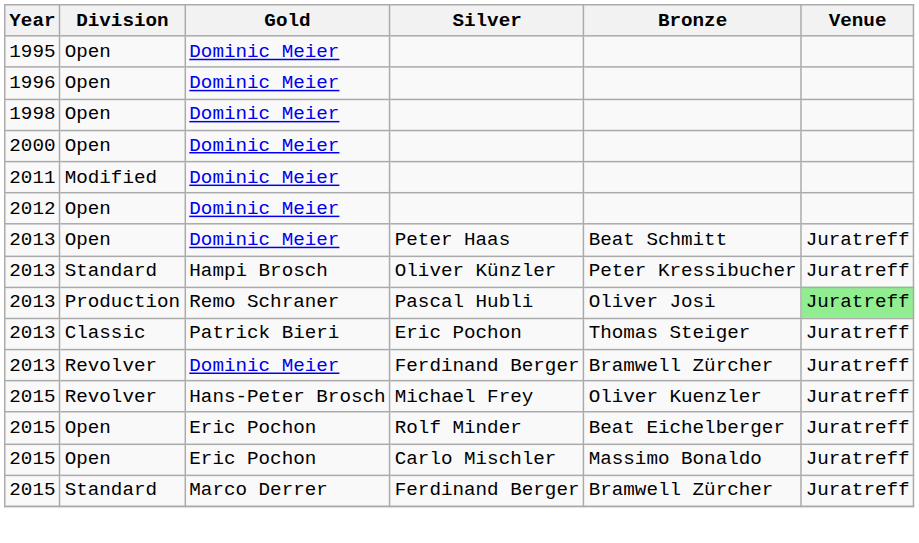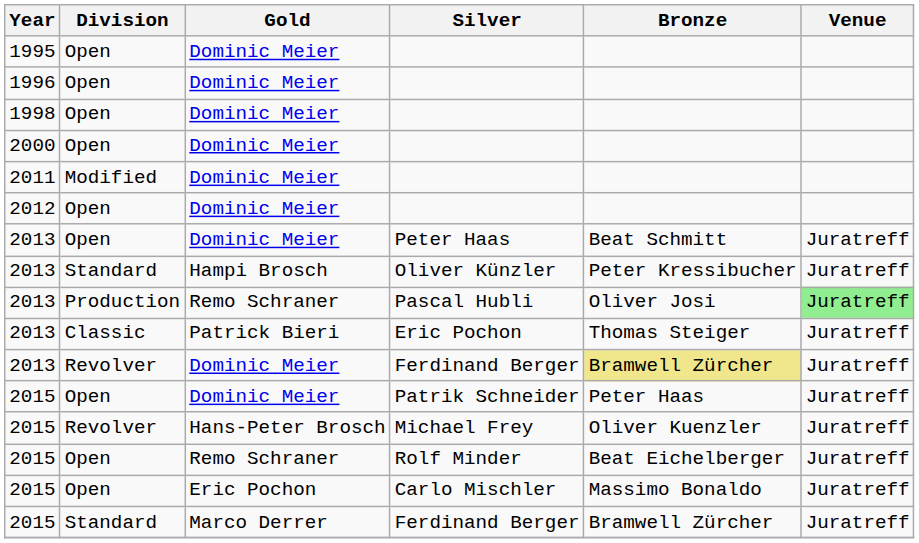(681, 365) no background -> (681, 365) khaki background
+ row: (32, 397)
(253, 428) Eric Pochon -> (264, 459) Remo Schraner
